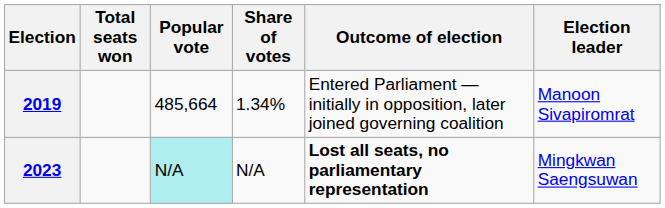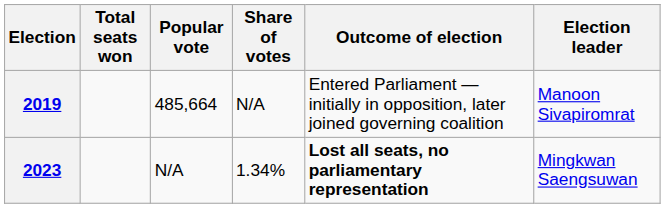(261, 103) 1.34% -> (250, 103) N/A
(169, 170) paleturquoise background -> (169, 170) no background
(250, 170) N/A -> (261, 170) 1.34%
